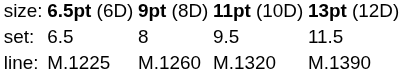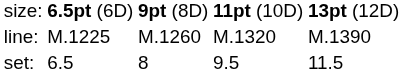rows swapped: (19, 37) <-> (21, 62)
